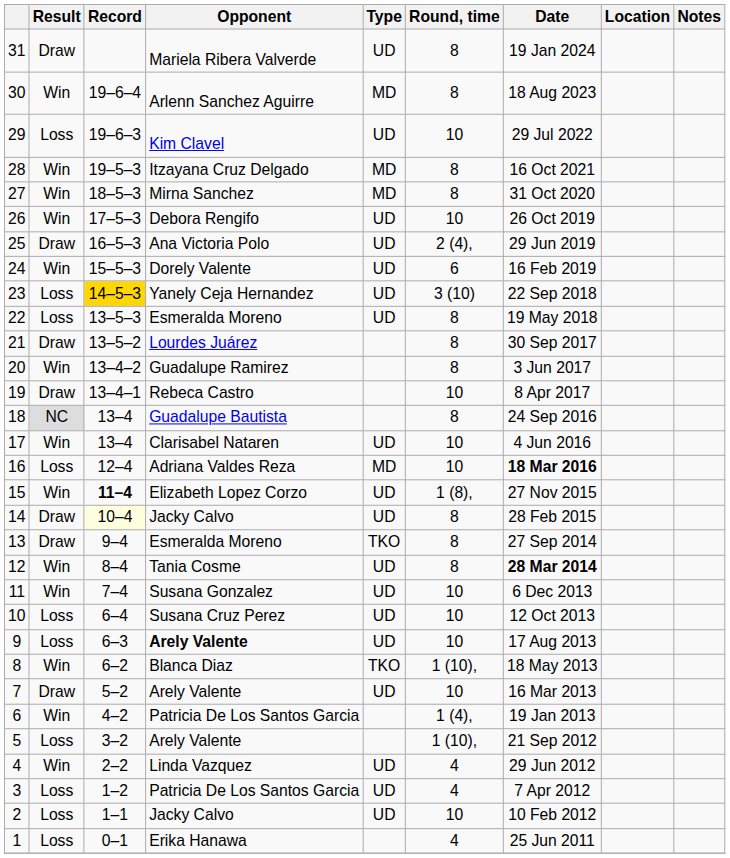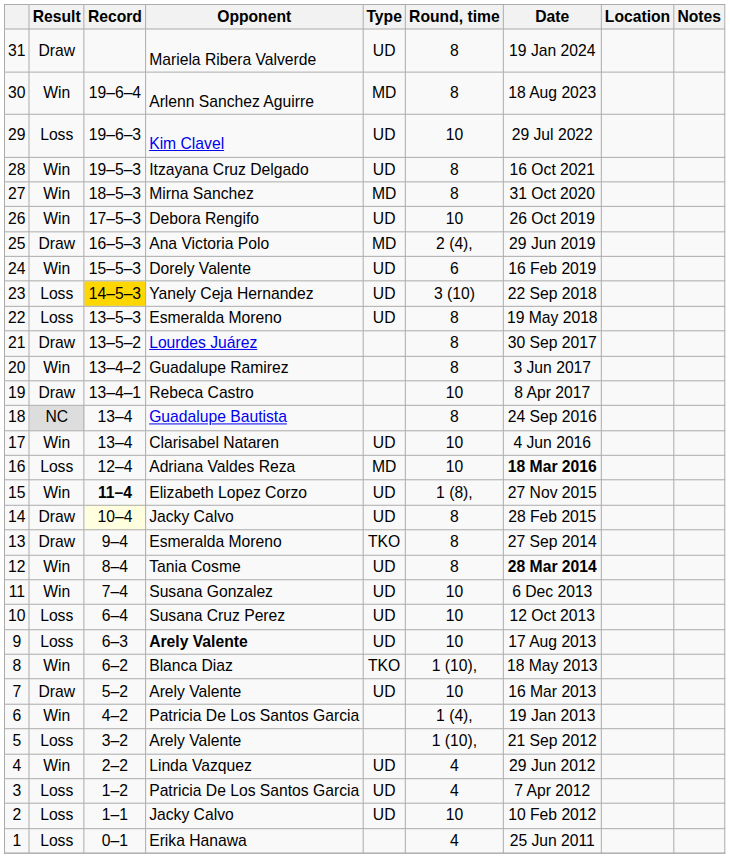(384, 169) MD -> (384, 169) UD
(384, 243) UD -> (384, 243) MD
